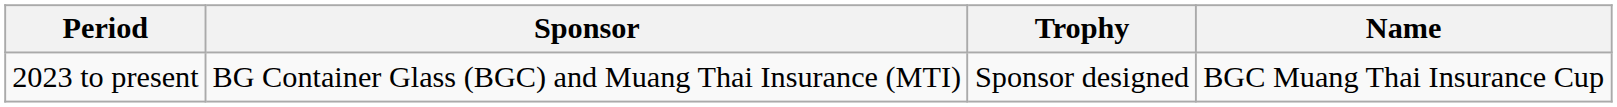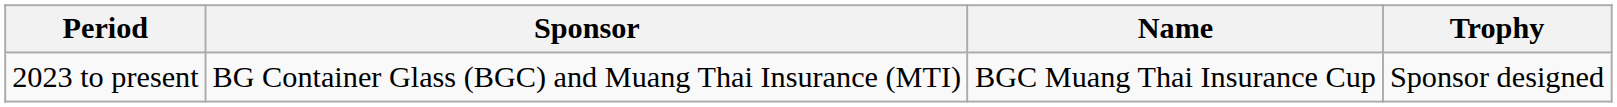columns swapped: (1404, 28) <-> (1082, 28)
